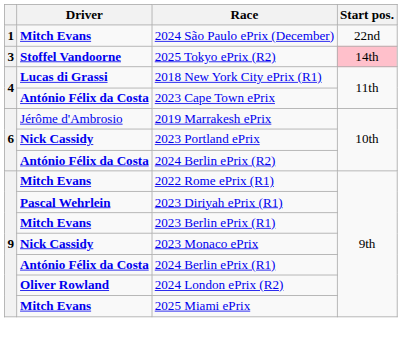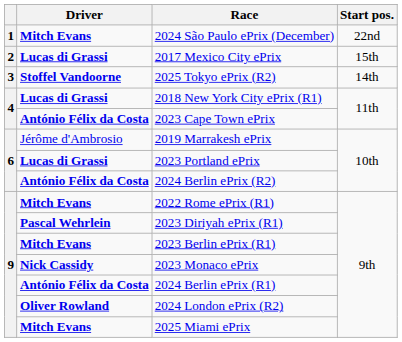+ row: (218, 56)
(367, 56) pink background -> (367, 77) no background
(57, 139) Nick Cassidy -> (64, 160) Lucas di Grassi
